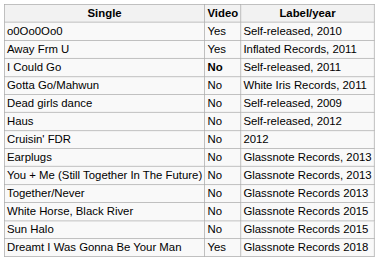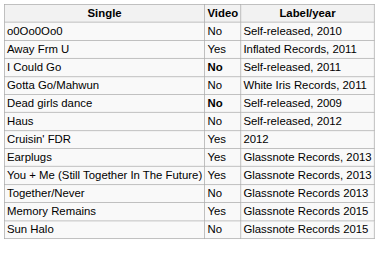(217, 31) Yes -> (215, 31) No
(215, 103) normal -> (215, 103) bold
(215, 139) No -> (217, 139) Yes
(215, 157) No -> (217, 157) Yes
(215, 175) No -> (217, 175) Yes
+ row: (51, 211)
- row: (70, 211)
- row: (94, 247)
